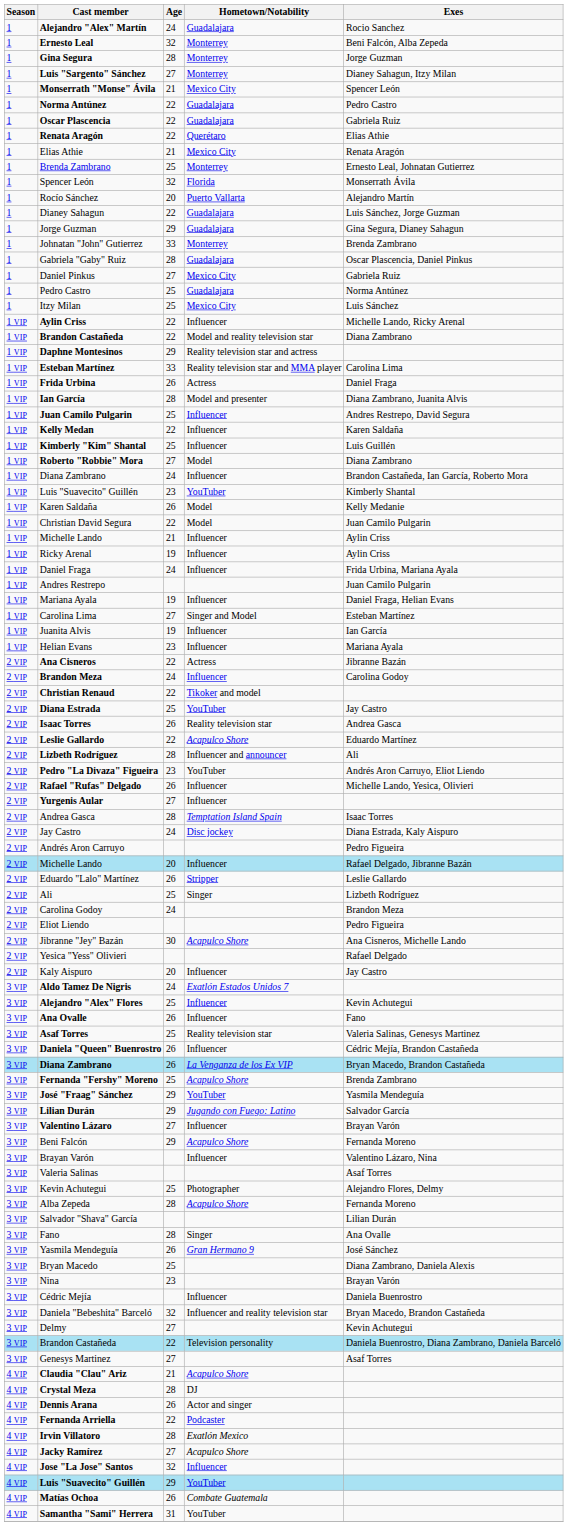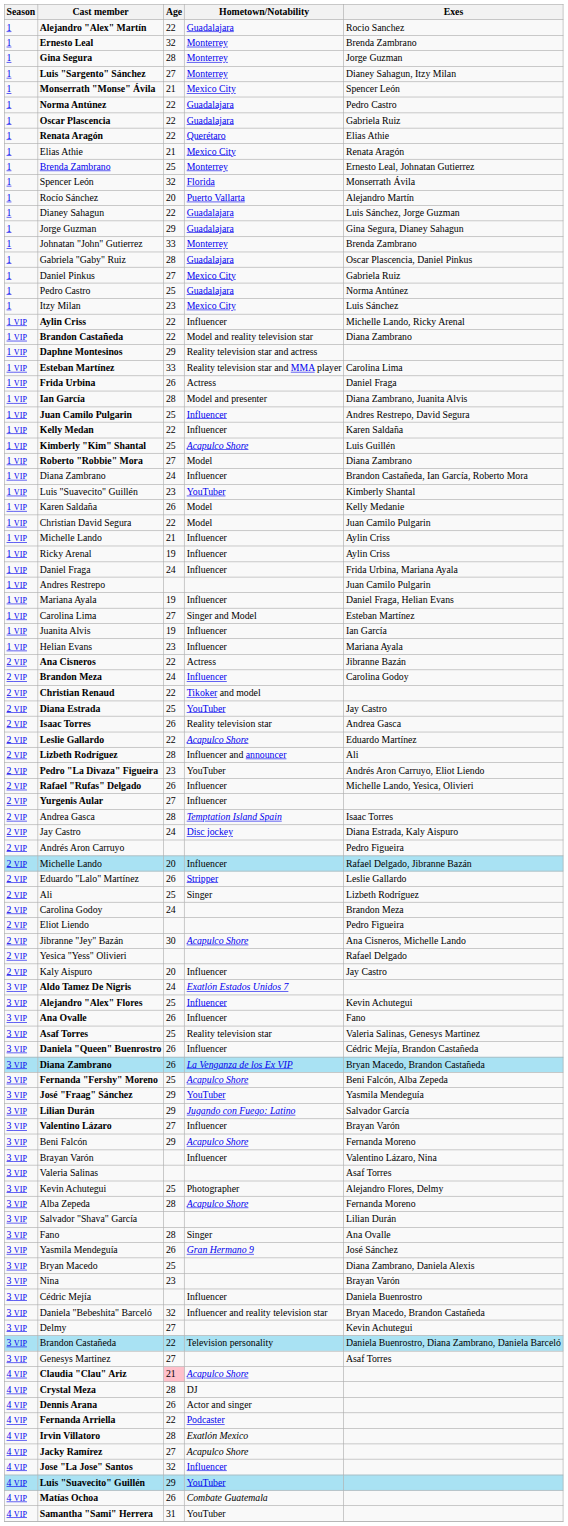(171, 27) 24 -> (171, 27) 22
(397, 43) Beni Falcón, Alba Zepeda -> (381, 43) Brenda Zambrano
(171, 306) 25 -> (171, 306) 23
(207, 445) Influencer -> (218, 445) Acapulco Shore
(381, 1080) Brenda Zambrano -> (397, 1080) Beni Falcón, Alba Zepeda
(171, 1374) no background -> (171, 1374) pink background
